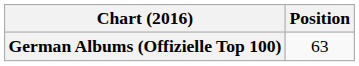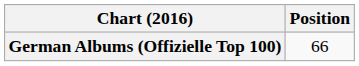(320, 46) 63 -> (320, 46) 66
